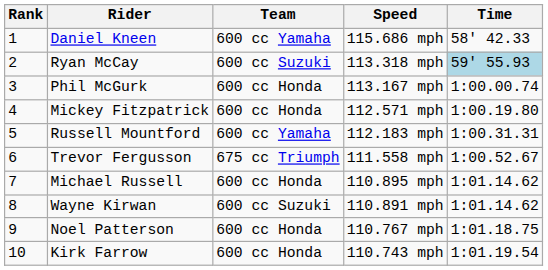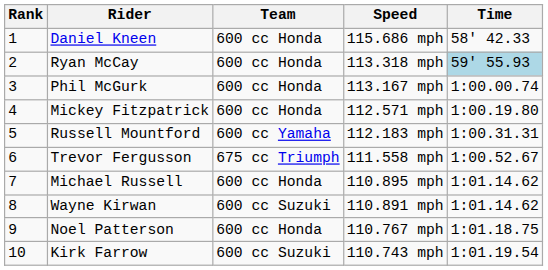(274, 41) 600 cc Yamaha -> (269, 41) 600 cc Honda
(274, 64) 600 cc Suzuki -> (269, 64) 600 cc Honda
(269, 254) 600 cc Honda -> (274, 254) 600 cc Suzuki
